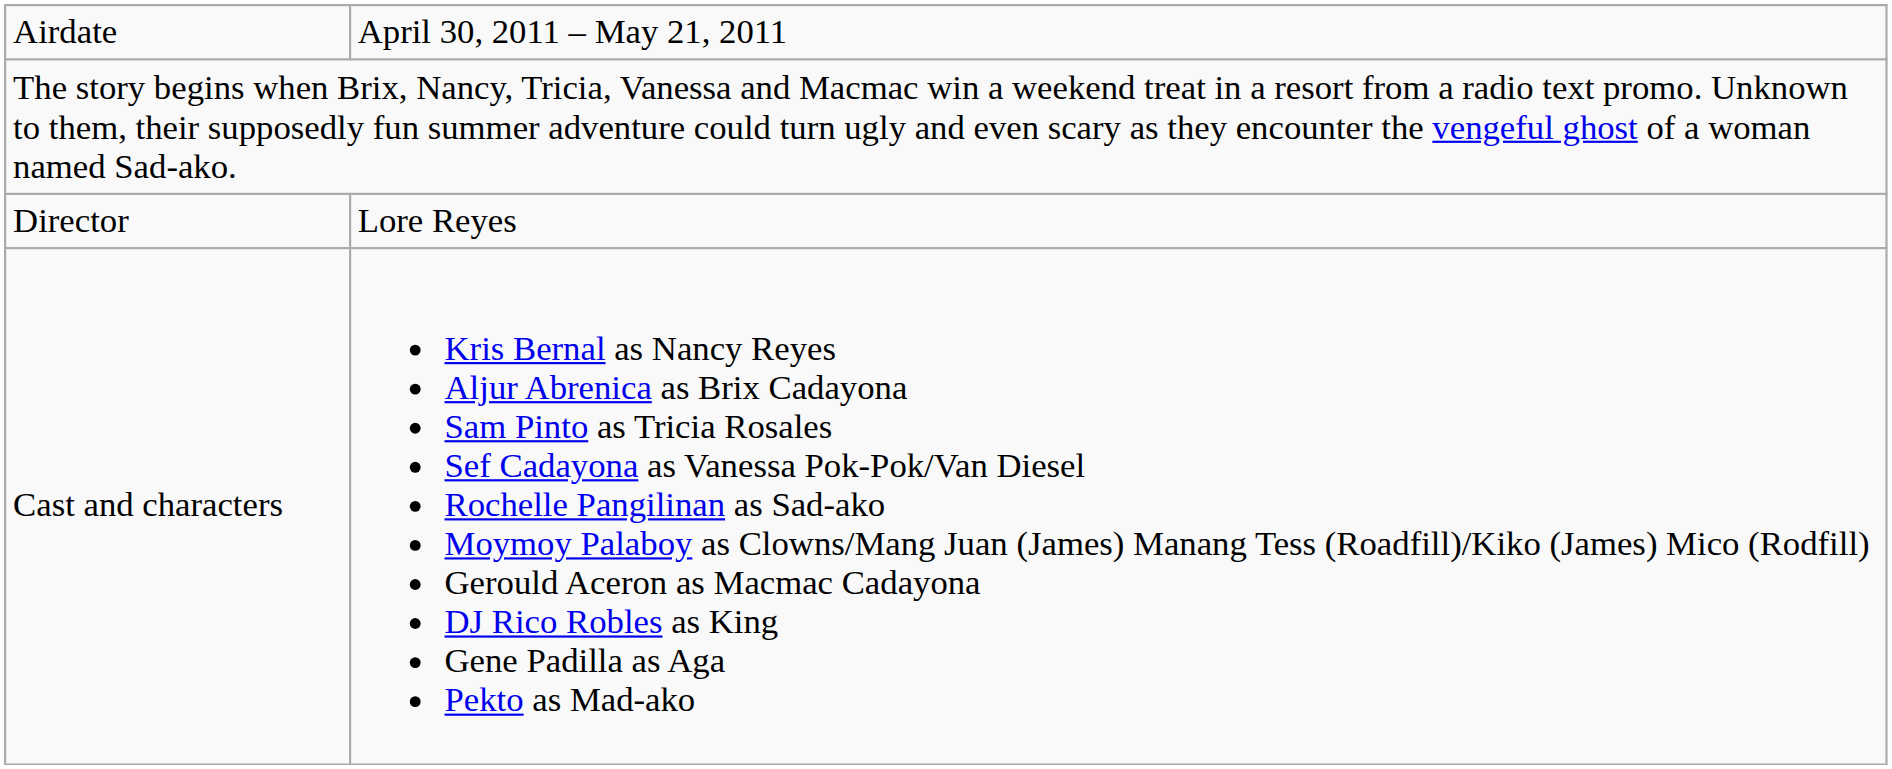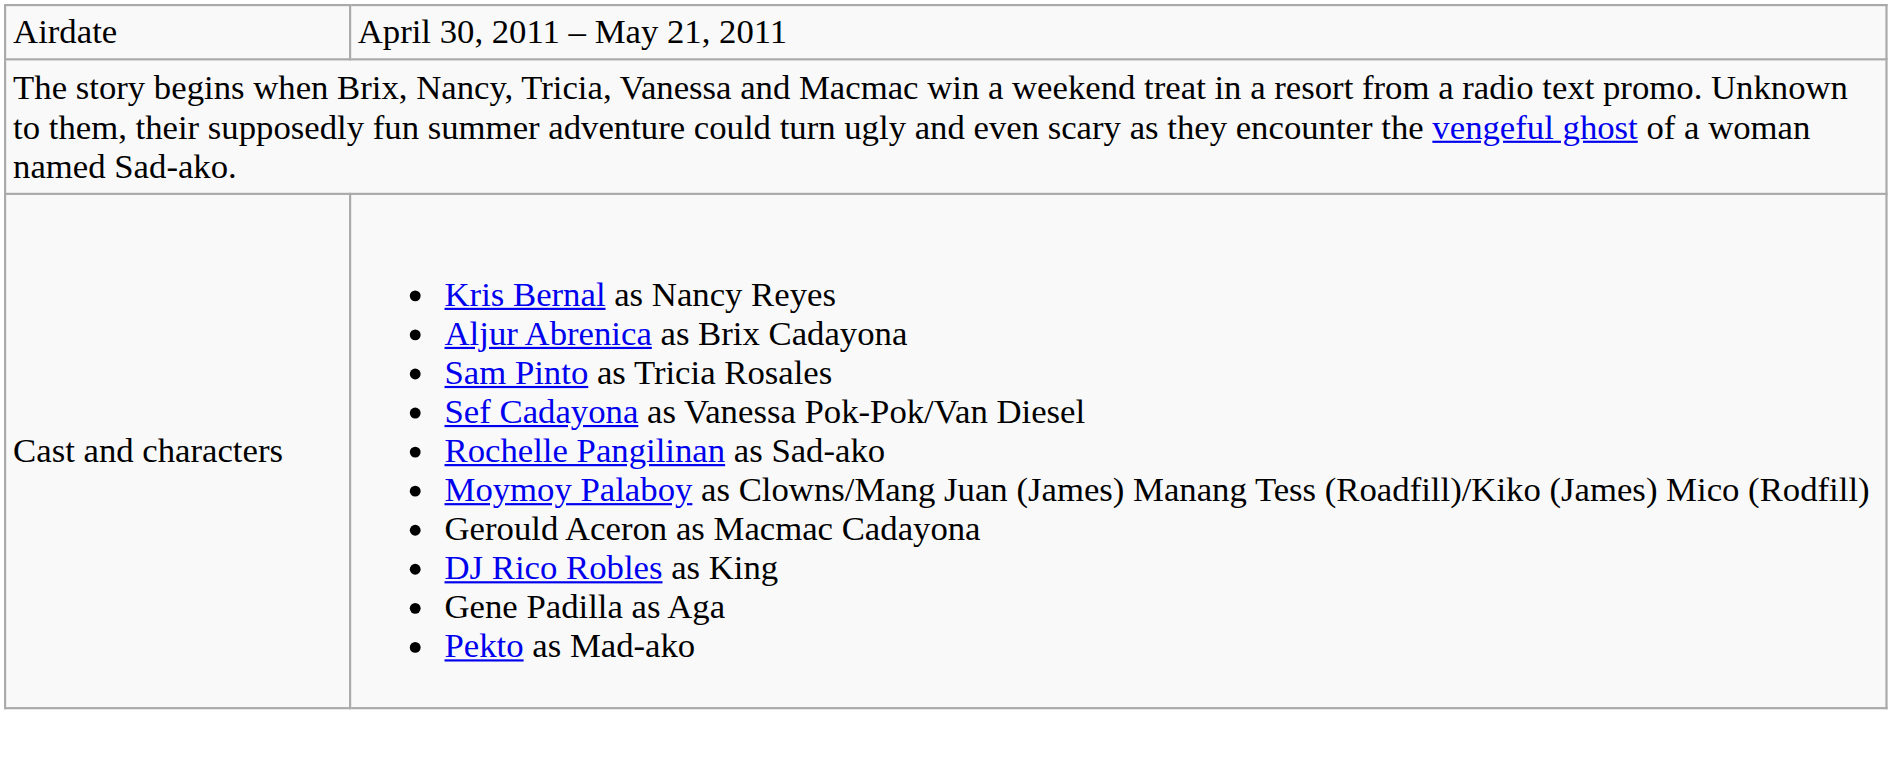- row: (71, 220)
